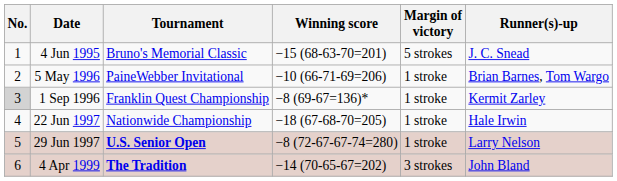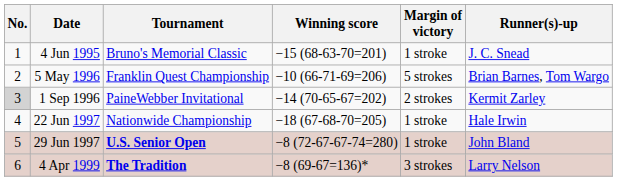(428, 54) 5 strokes -> (426, 54) 1 stroke
(175, 76) PaineWebber Invitational -> (188, 76) Franklin Quest Championship
(426, 76) 1 stroke -> (428, 76) 5 strokes
(188, 98) Franklin Quest Championship -> (175, 98) PaineWebber Invitational
(322, 98) −8 (69-67=136)* -> (331, 98) −14 (70-65-67=202)
(426, 98) 1 stroke -> (428, 98) 2 strokes
(504, 143) Larry Nelson -> (499, 143) John Bland
(331, 165) −14 (70-65-67=202) -> (322, 165) −8 (69-67=136)*
(499, 165) John Bland -> (504, 165) Larry Nelson
